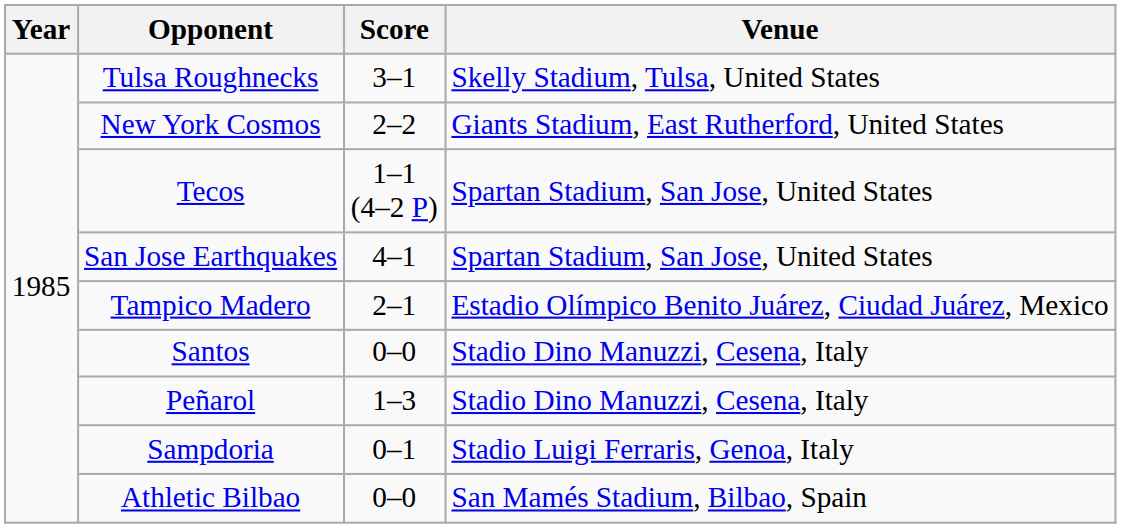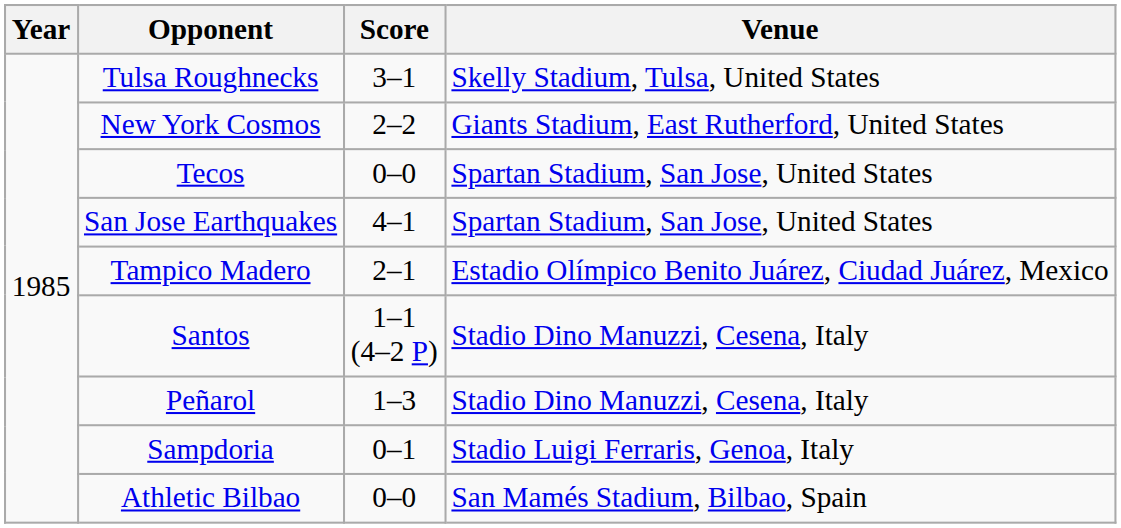(394, 190) 1–1 (4–2 P) -> (394, 173) 0–0
(394, 352) 0–0 -> (394, 335) 1–1 (4–2 P)
